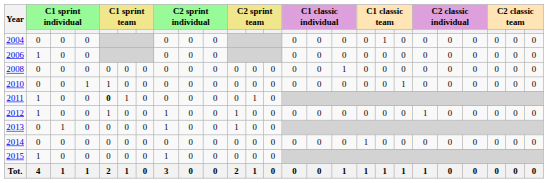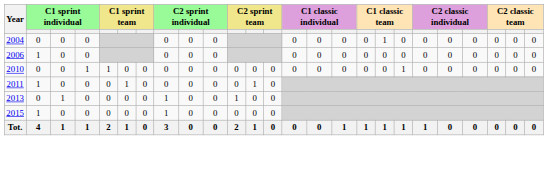- row: (15, 70)
(109, 99) bold -> (109, 84) normal
- row: (15, 113)
- row: (15, 142)
